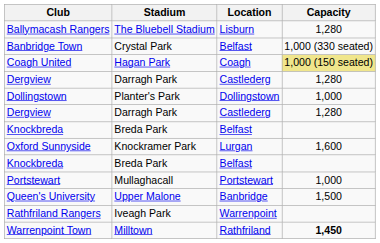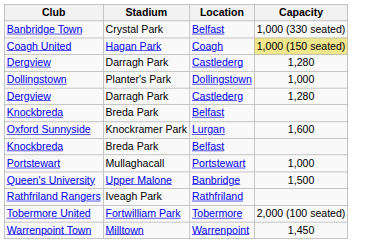- row: (58, 29)
(248, 213) Warrenpoint -> (218, 197) Rathfriland
+ row: (49, 213)
(245, 230) Rathfriland -> (221, 230) Warrenpoint
(329, 230) bold -> (301, 230) normal
